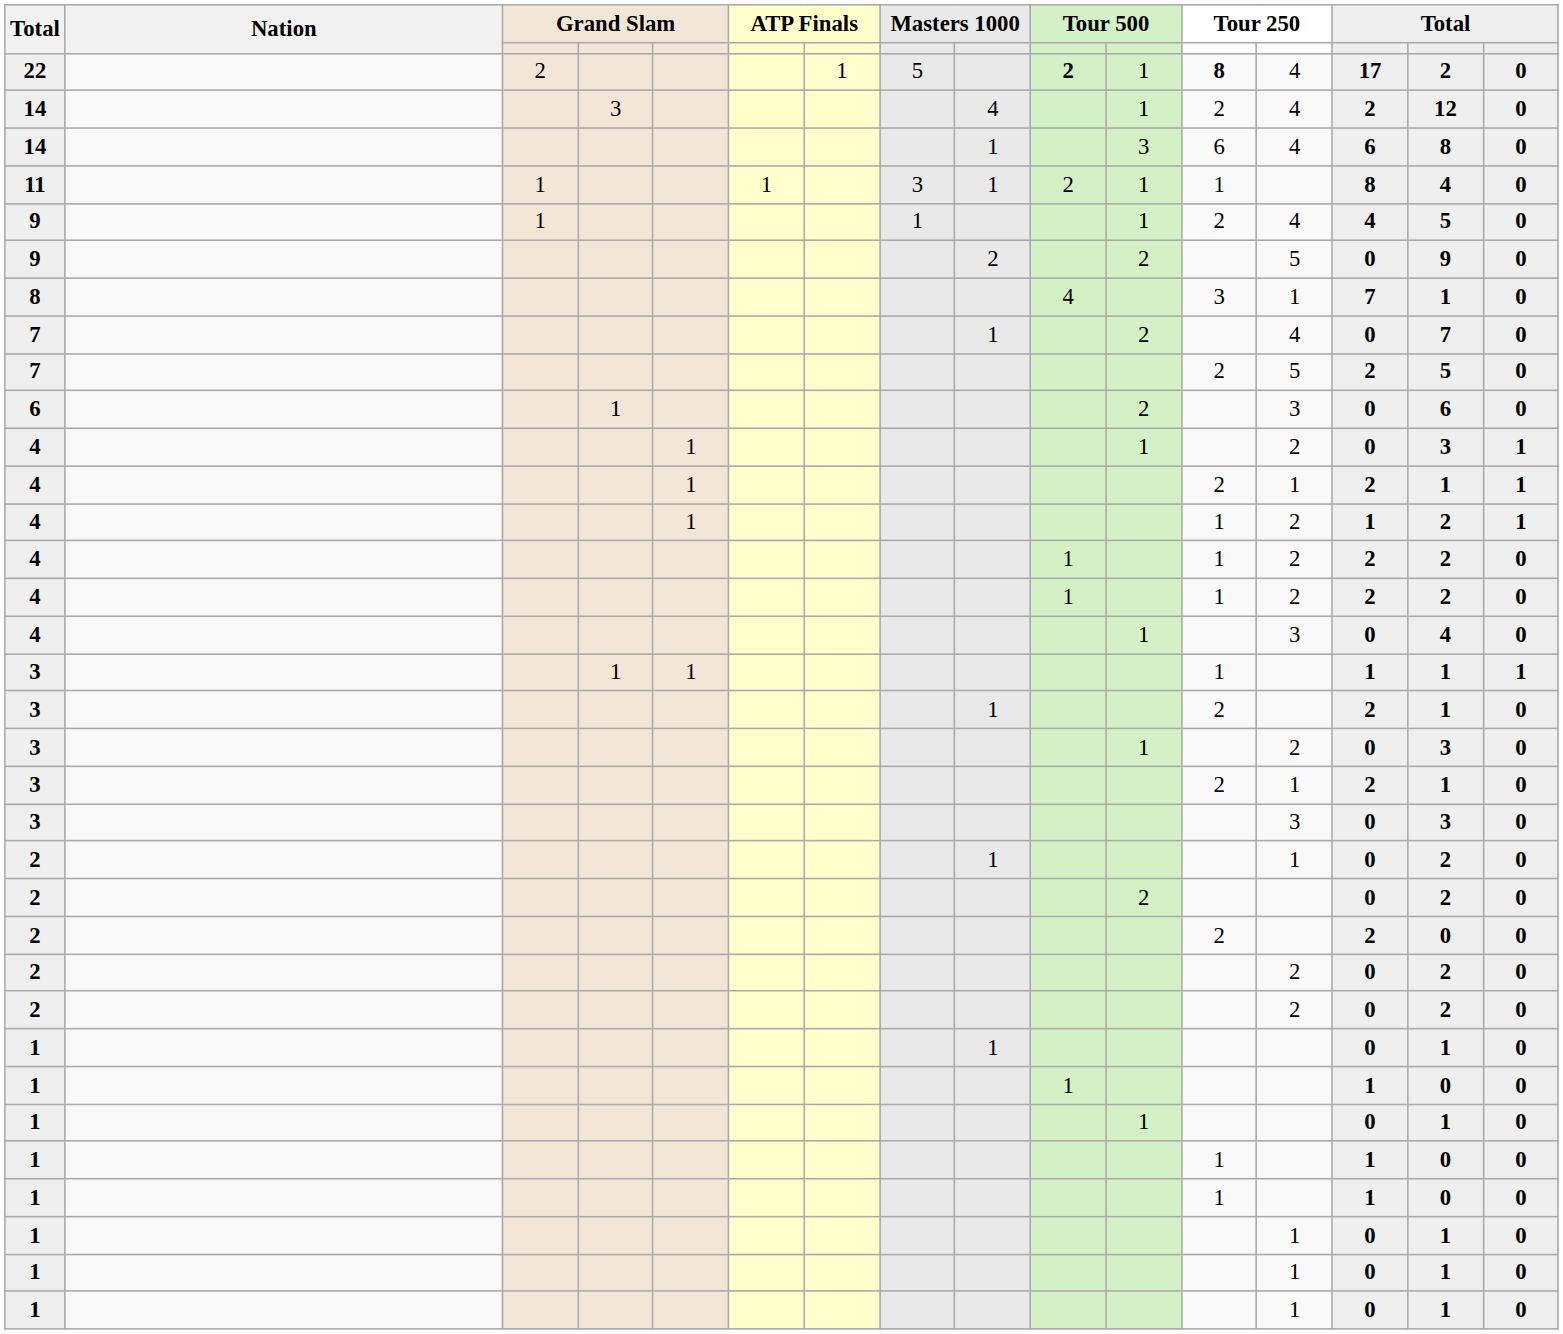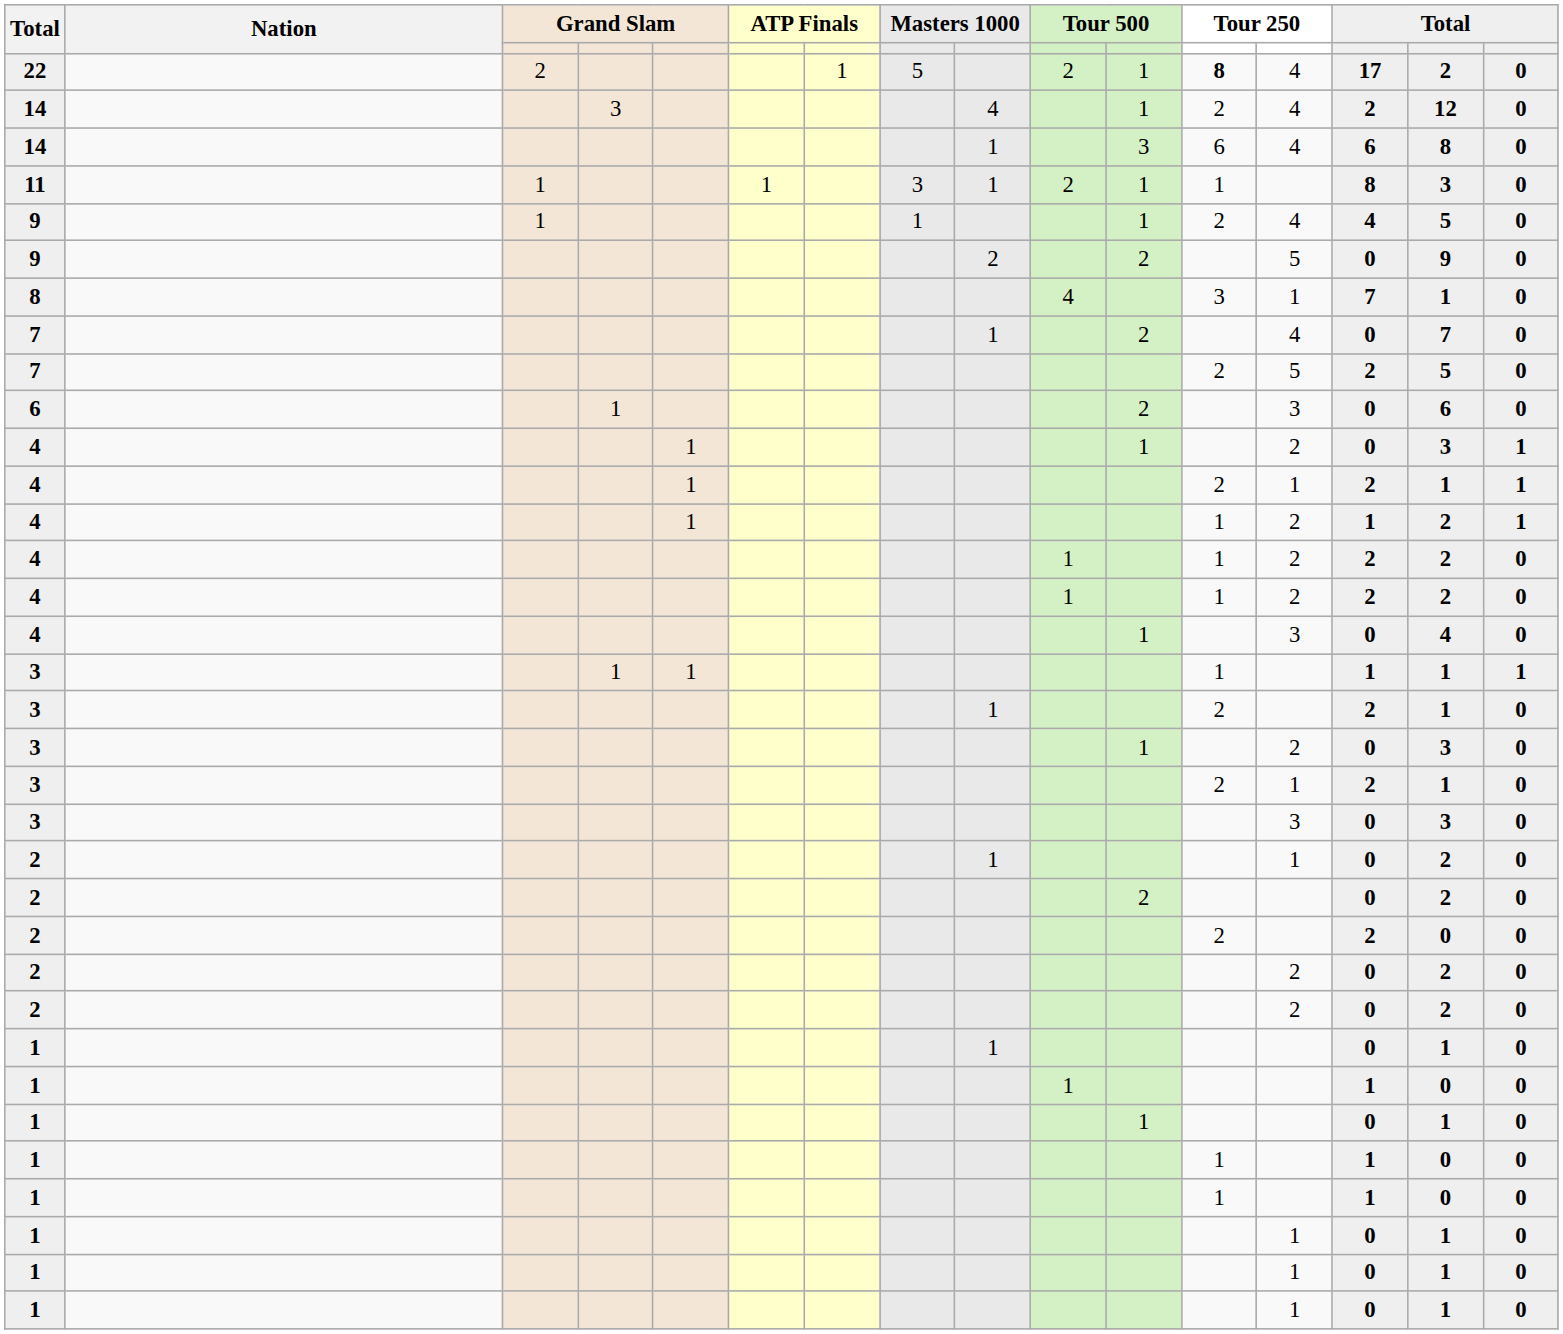(1068, 71) bold -> (1068, 71) normal
(1445, 184) 4 -> (1445, 184) 3
